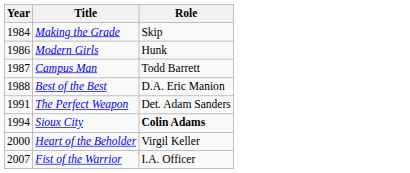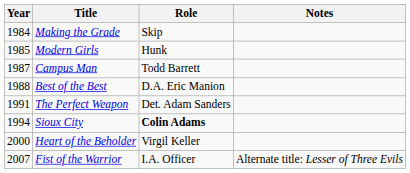+ column: (319, 13)
(19, 50) 1986 -> (19, 50) 1985
